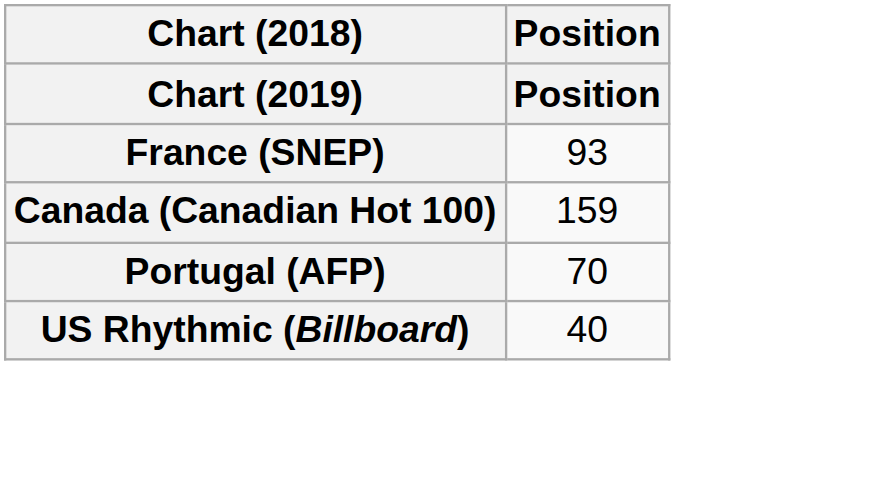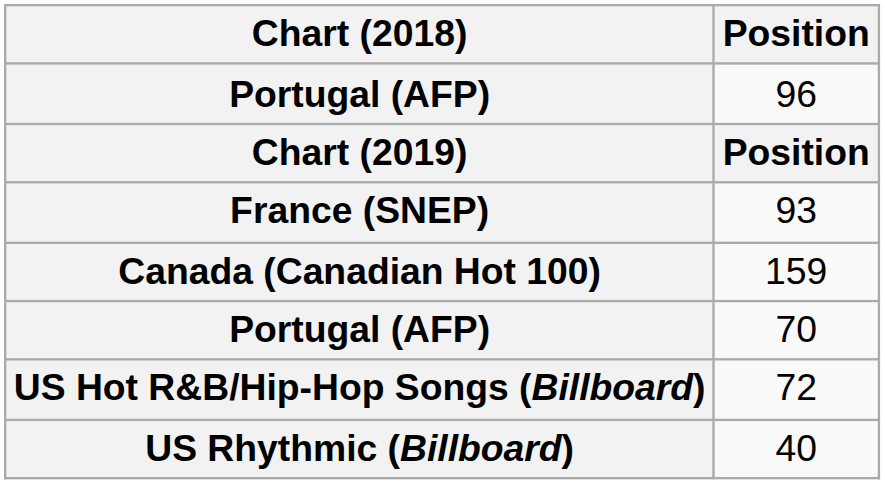+ row: (796, 93)
+ row: (796, 388)
